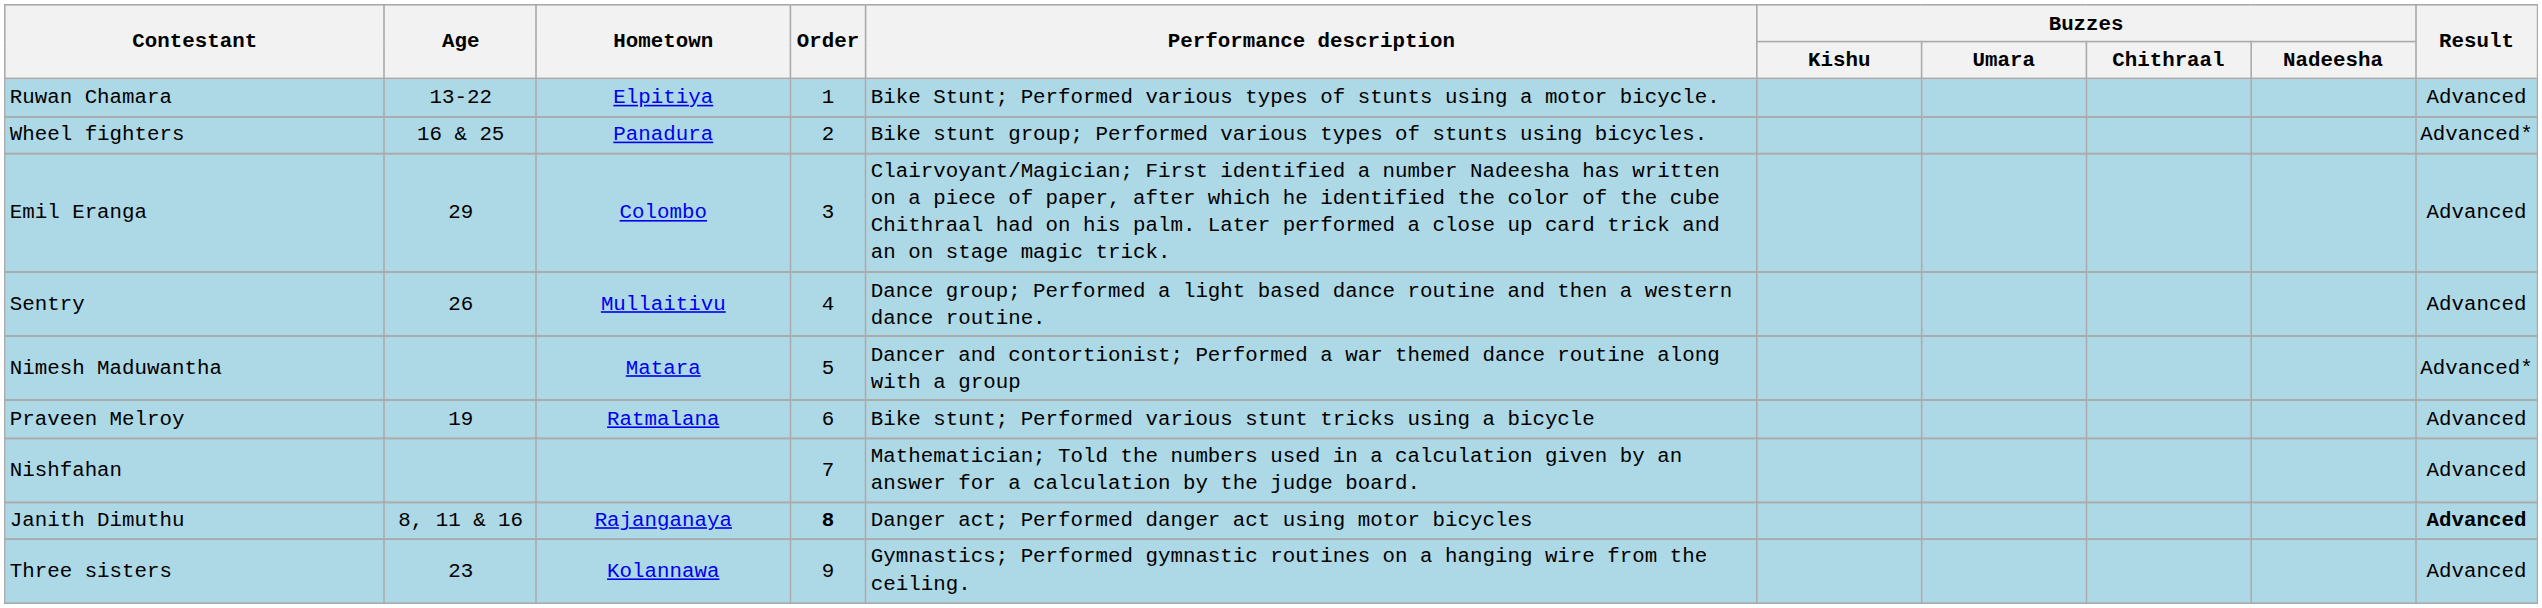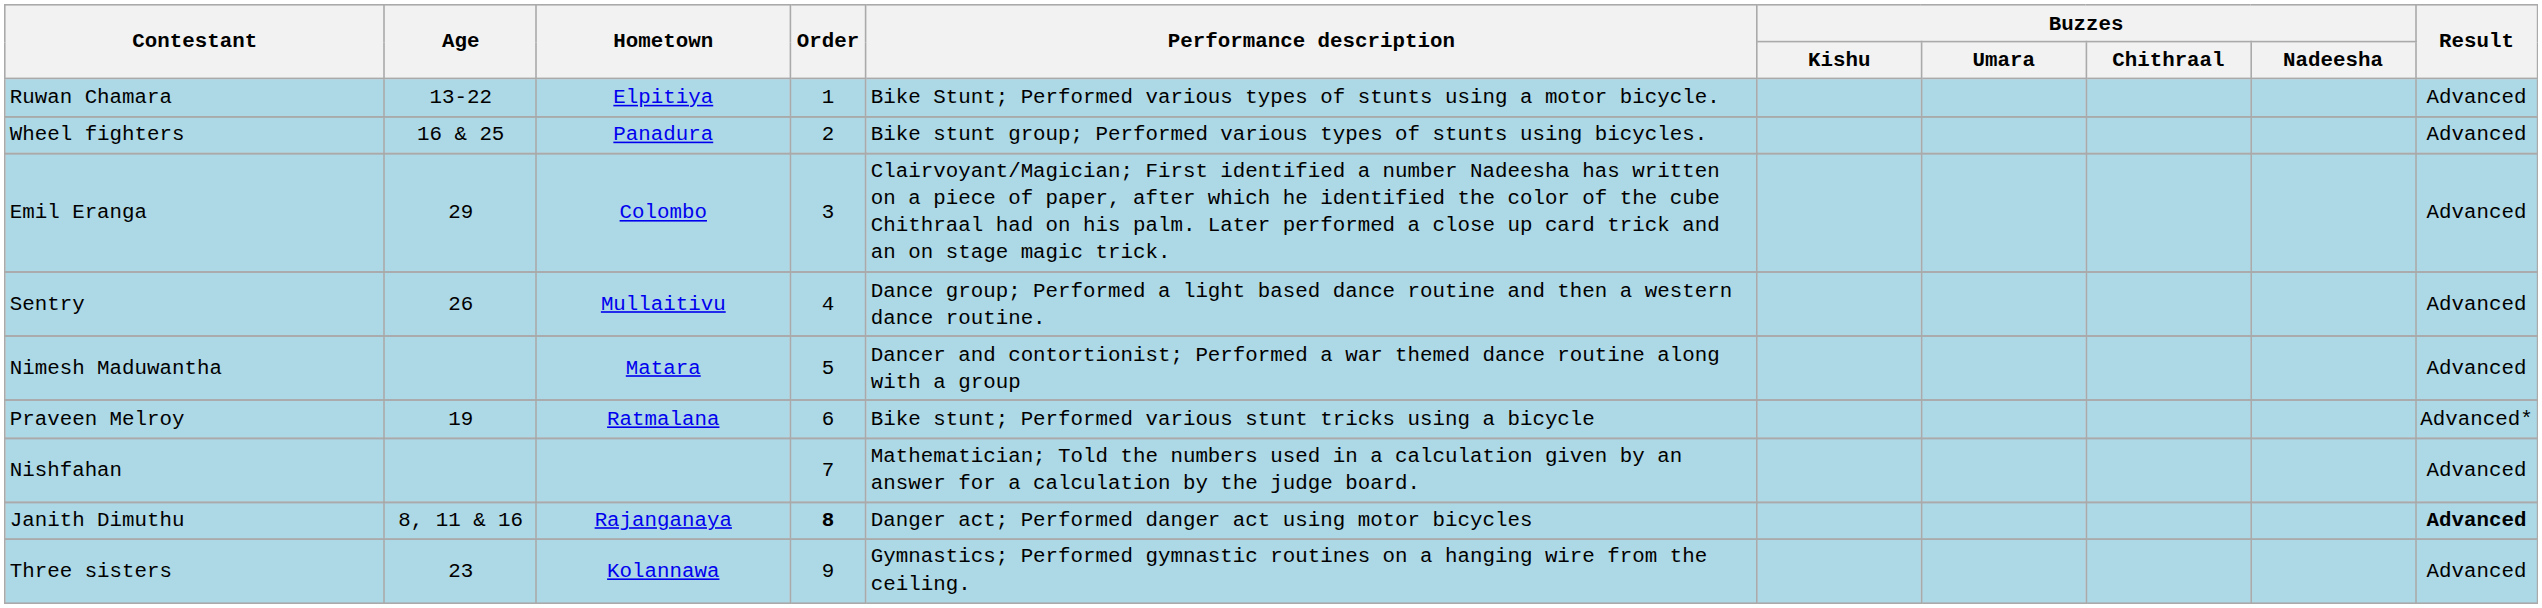(2476, 135) Advanced* -> (2476, 135) Advanced
(2476, 368) Advanced* -> (2476, 368) Advanced
(2476, 419) Advanced -> (2476, 419) Advanced*
